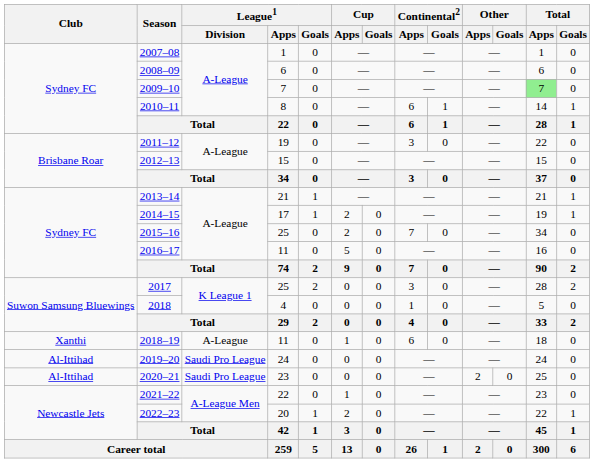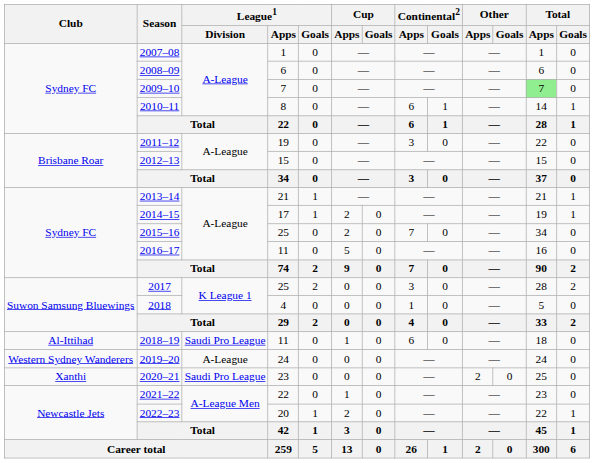(71, 340) Xanthi -> (71, 340) Al-Ittihad
(225, 340) A-League -> (225, 340) Saudi Pro League
(71, 358) Al-Ittihad -> (71, 358) Western Sydney Wanderers
(225, 358) Saudi Pro League -> (225, 358) A-League
(71, 376) Al-Ittihad -> (71, 376) Xanthi
